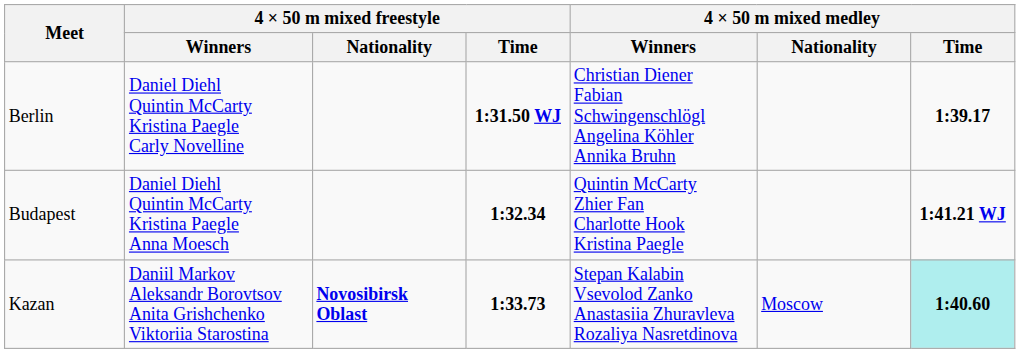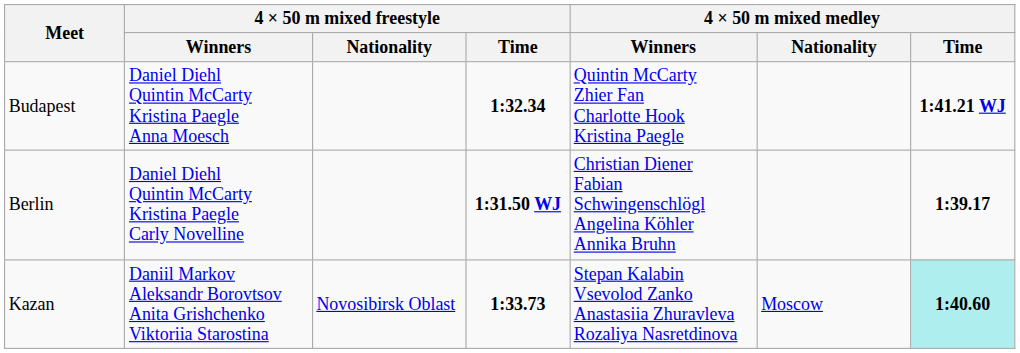rows swapped: (31, 115) <-> (42, 214)
(362, 303) bold -> (386, 303) normal
